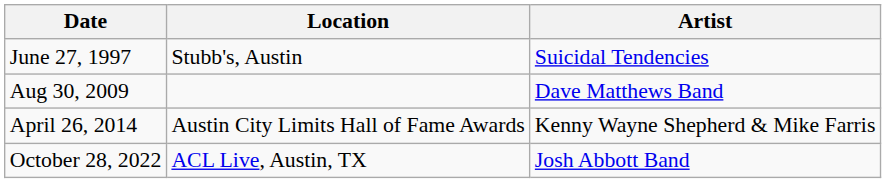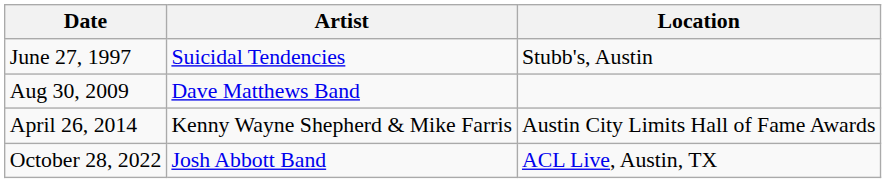columns swapped: (705, 21) <-> (348, 21)
